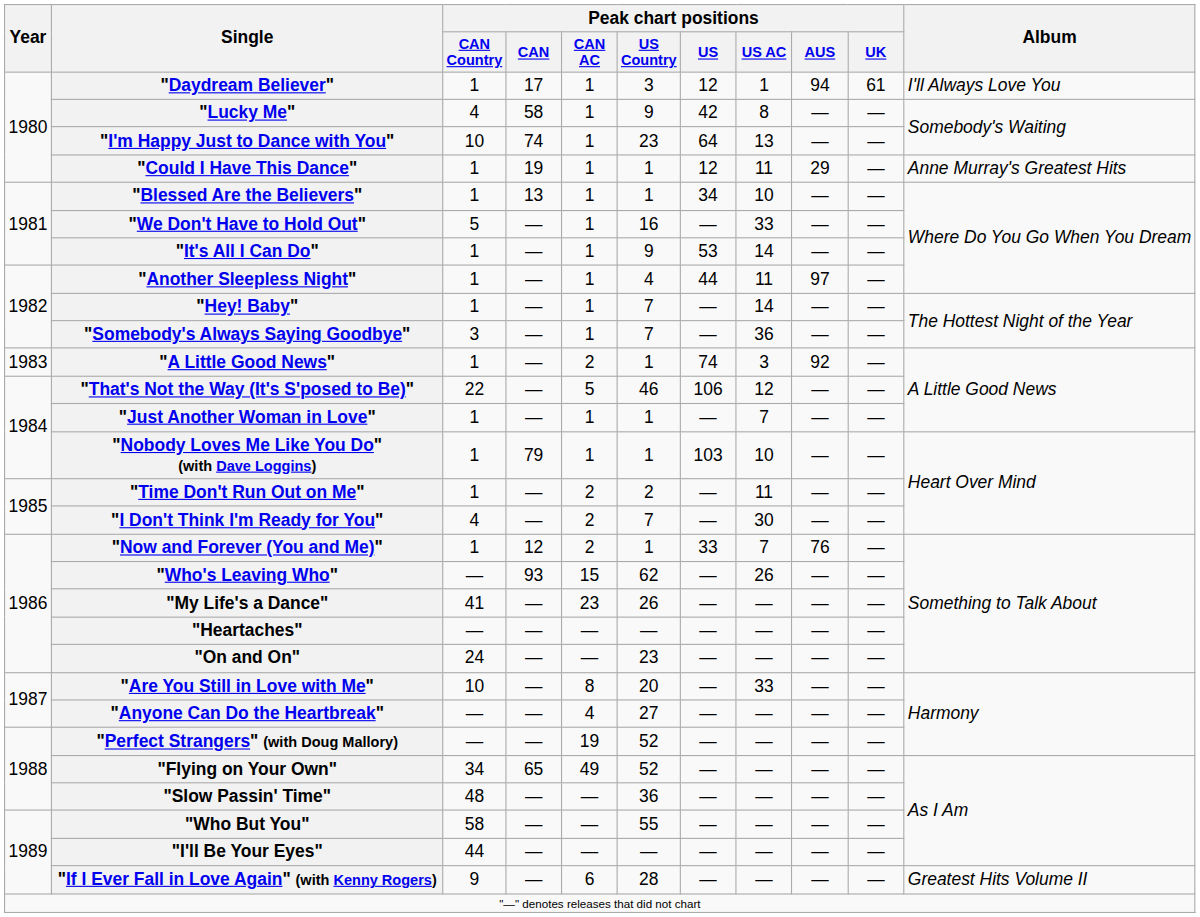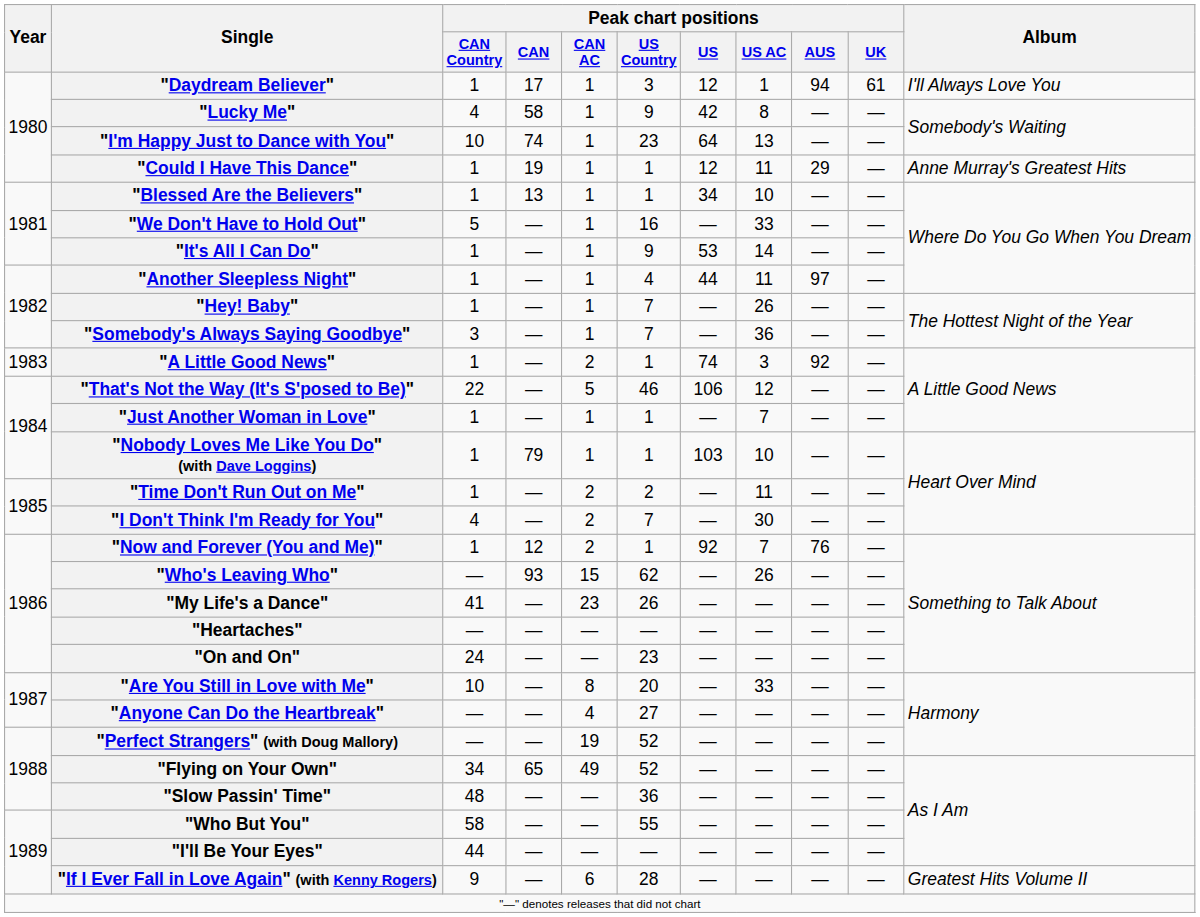(764, 306) 14 -> (764, 306) 26
(708, 547) 33 -> (708, 547) 92
